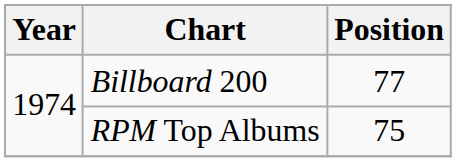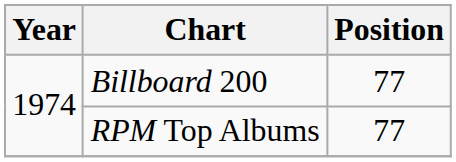(389, 130) 75 -> (389, 130) 77
